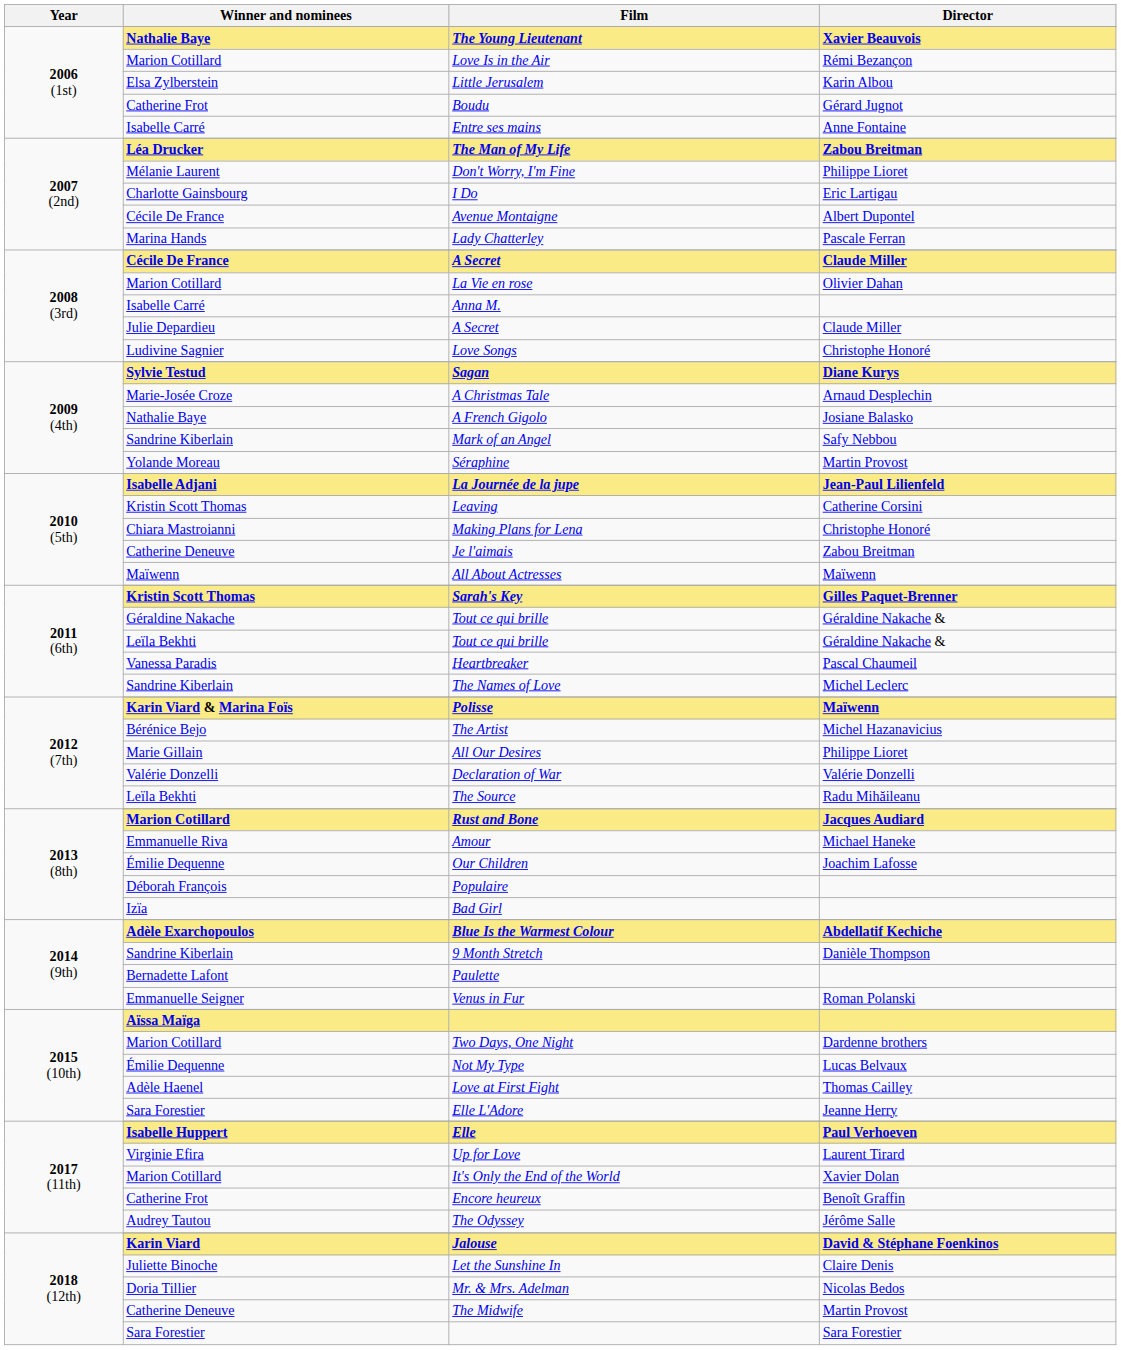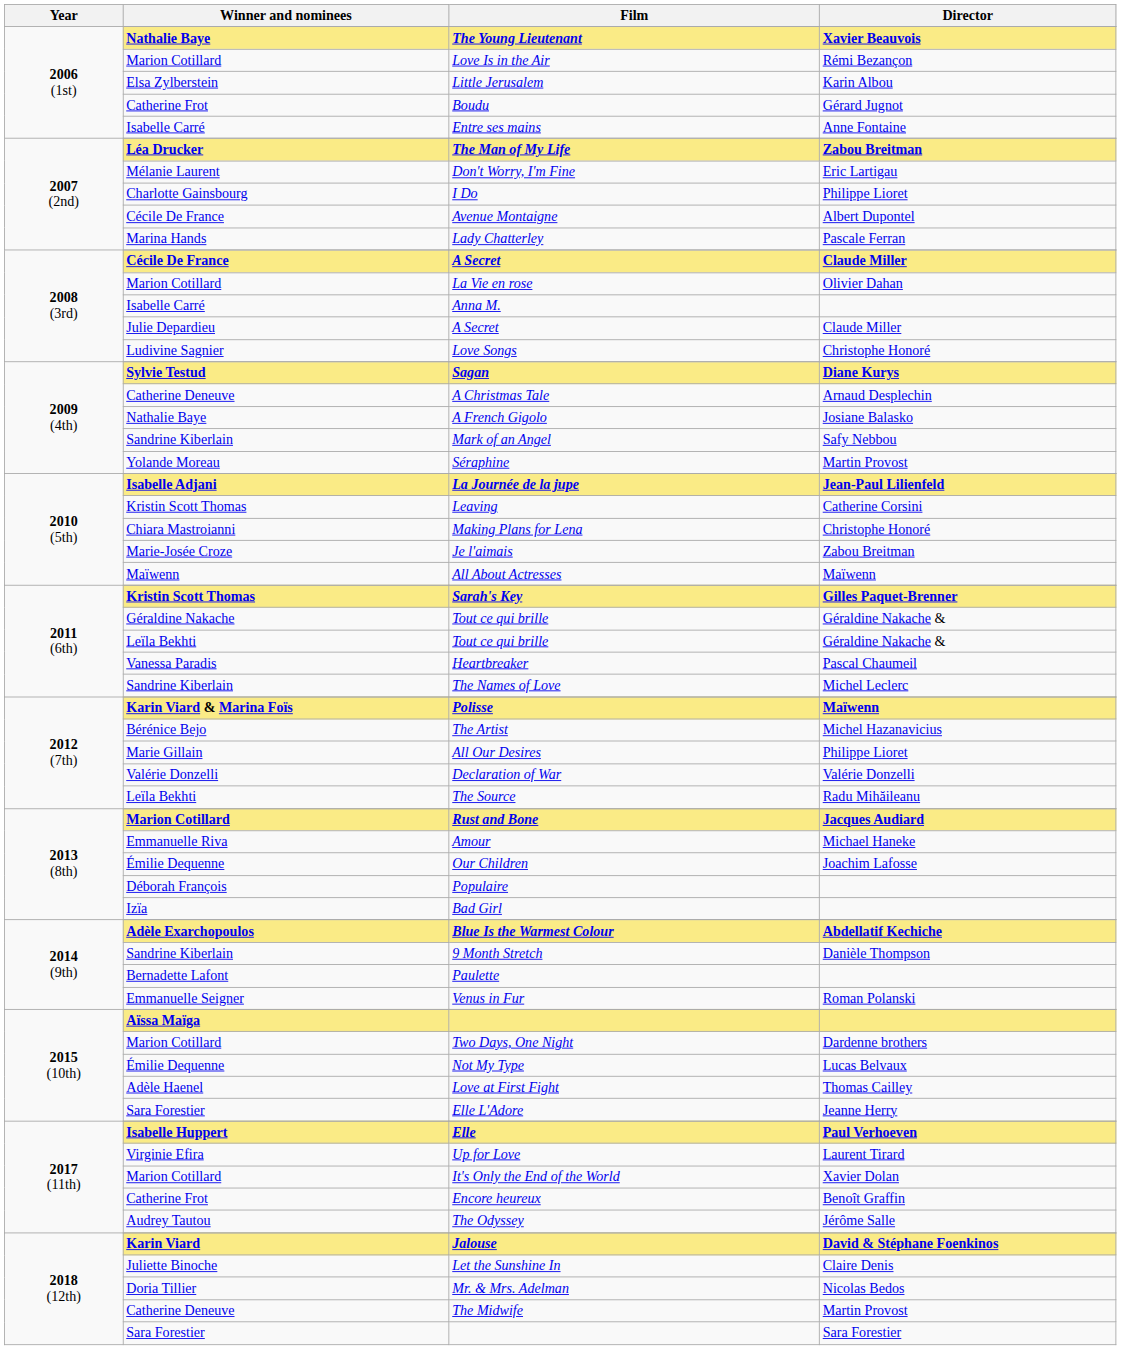(865, 171) Philippe Lioret -> (860, 171) Eric Lartigau
(860, 194) Eric Lartigau -> (865, 194) Philippe Lioret
(179, 395) Marie-Josée Croze -> (180, 395) Catherine Deneuve
(180, 551) Catherine Deneuve -> (179, 551) Marie-Josée Croze
